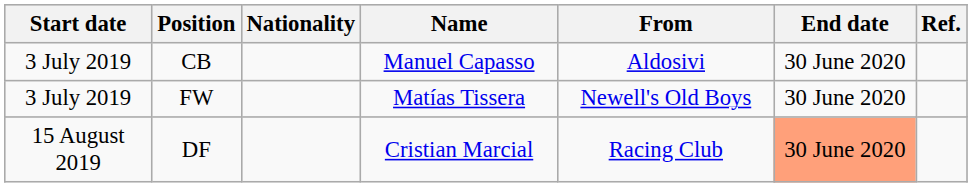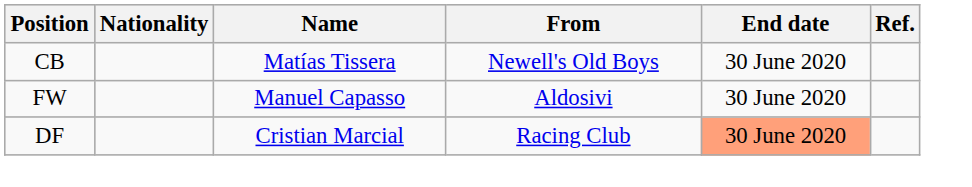- column: (78, 23)
(459, 61) Manuel Capasso -> (330, 61) Matías Tissera
(666, 61) Aldosivi -> (573, 61) Newell's Old Boys
(459, 98) Matías Tissera -> (330, 98) Manuel Capasso
(666, 98) Newell's Old Boys -> (573, 98) Aldosivi
